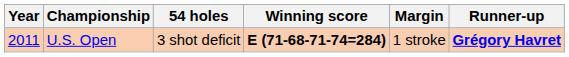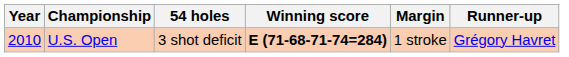(24, 39) 2011 -> (24, 39) 2010
(507, 39) bold -> (505, 39) normal
